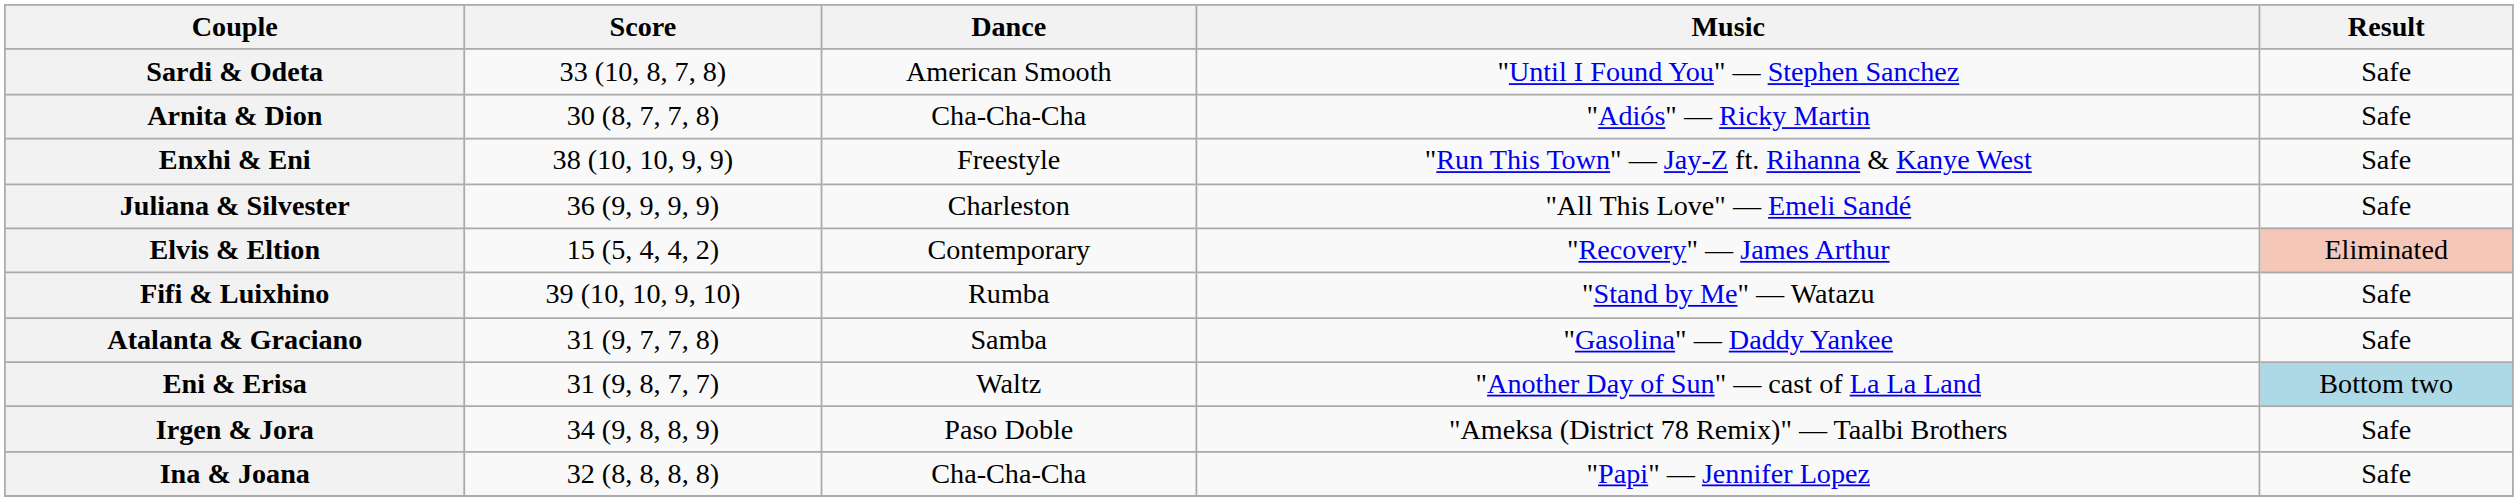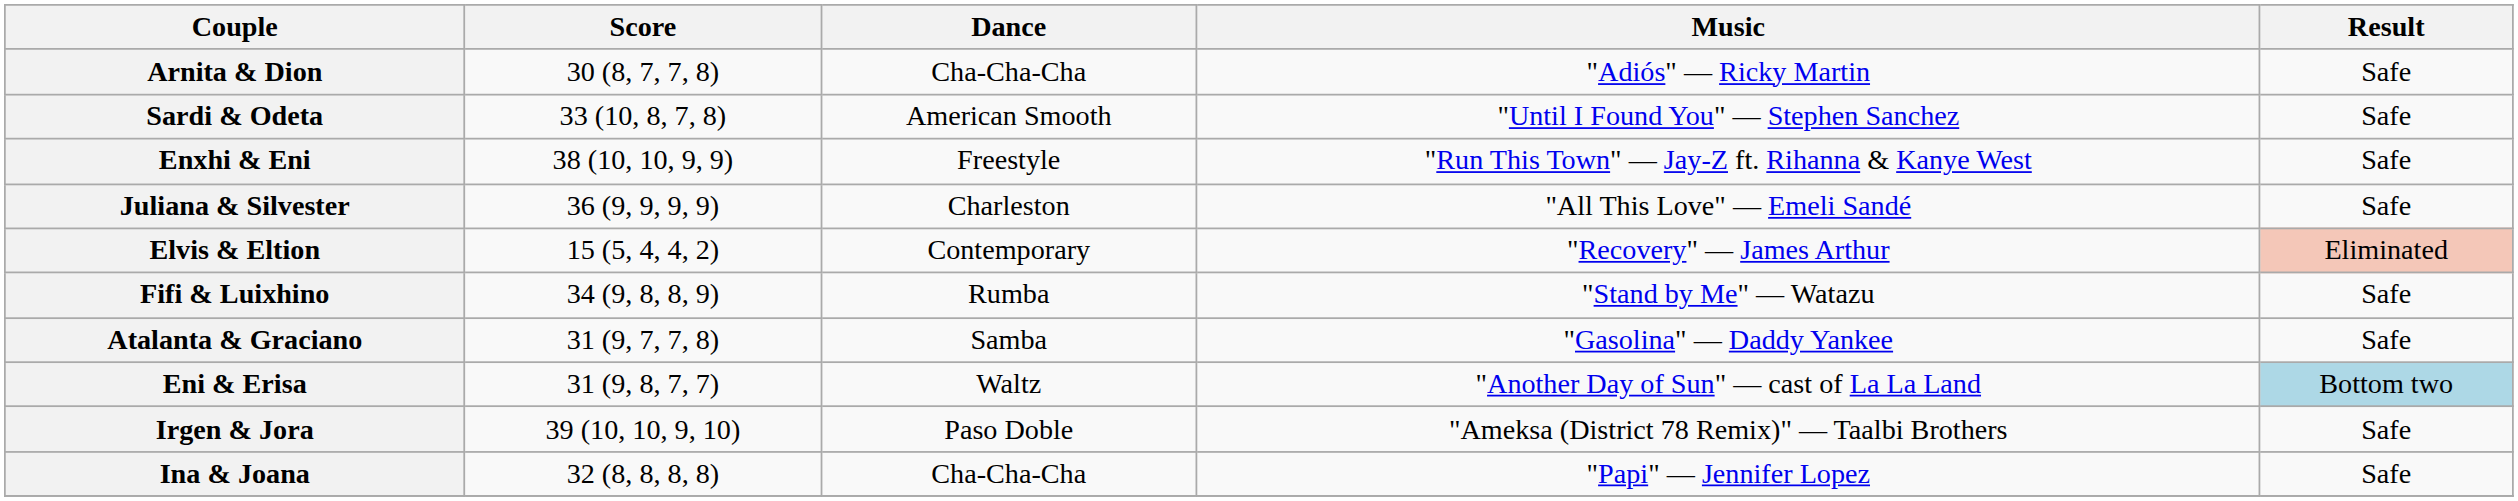rows swapped: (235, 71) <-> (235, 116)
(643, 294) 39 (10, 10, 9, 10) -> (643, 294) 34 (9, 8, 8, 9)
(643, 428) 34 (9, 8, 8, 9) -> (643, 428) 39 (10, 10, 9, 10)
